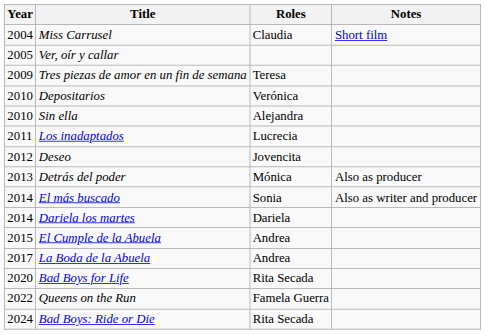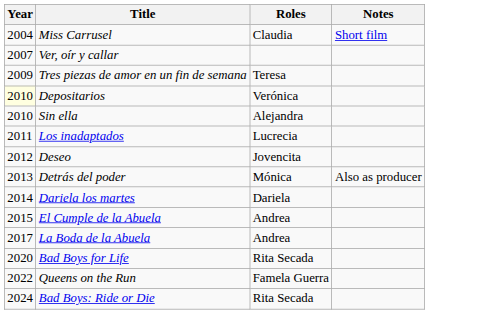(20, 55) 2005 -> (20, 55) 2007
(20, 95) no background -> (20, 95) lightyellow background
- row: (79, 197)
